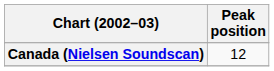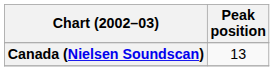(238, 54) 12 -> (238, 54) 13
